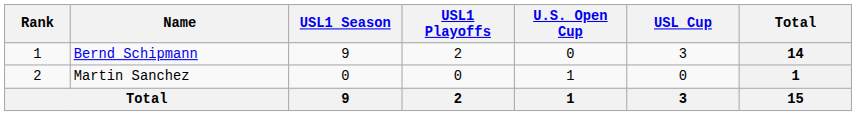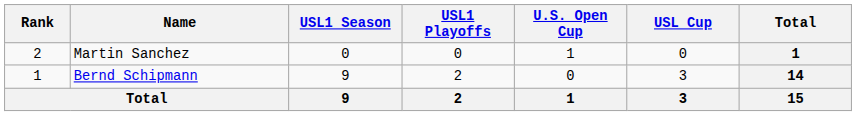rows swapped: (136, 54) <-> (132, 77)
